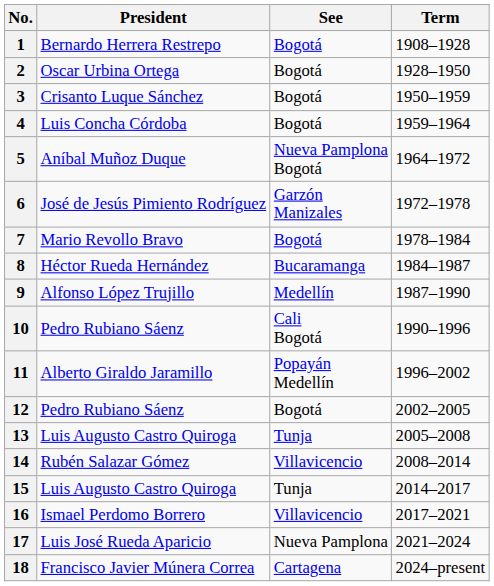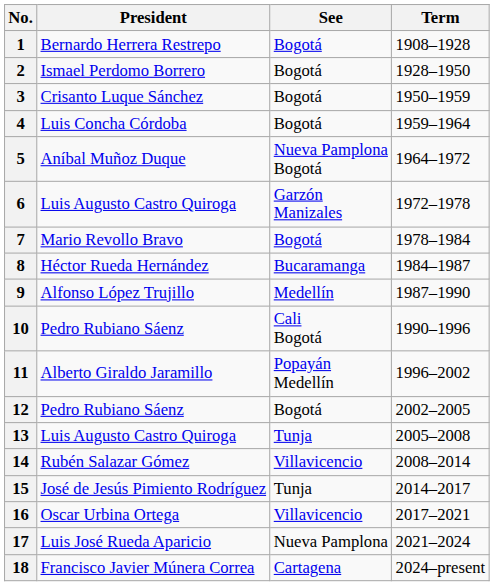(110, 70) Oscar Urbina Ortega -> (123, 70) Ismael Perdomo Borrero
(153, 204) José de Jesús Pimiento Rodríguez -> (138, 204) Luis Augusto Castro Quiroga
(138, 488) Luis Augusto Castro Quiroga -> (153, 488) José de Jesús Pimiento Rodríguez
(123, 514) Ismael Perdomo Borrero -> (110, 514) Oscar Urbina Ortega
